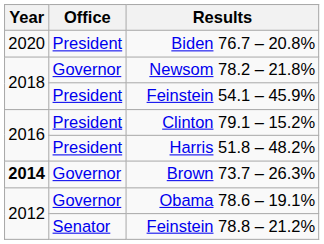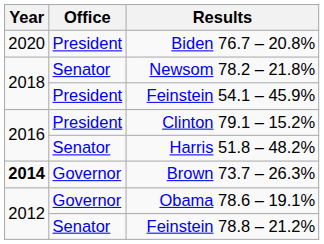(87, 69) Governor -> (81, 69) Senator
(87, 148) President -> (81, 148) Senator
